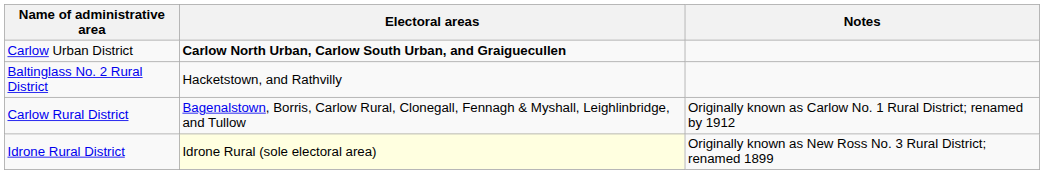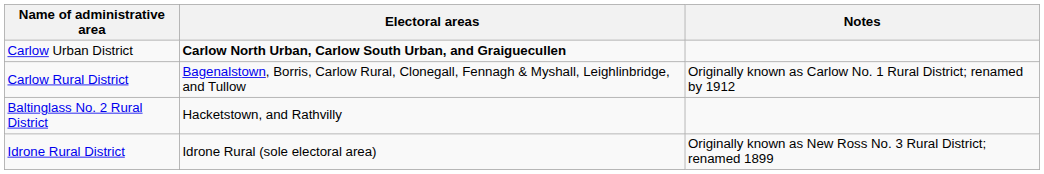rows swapped: (75, 79) <-> (68, 115)
(279, 151) lightyellow background -> (279, 151) no background
